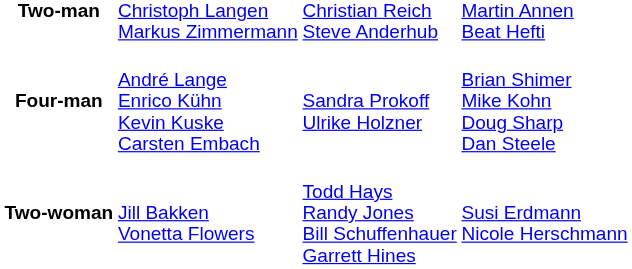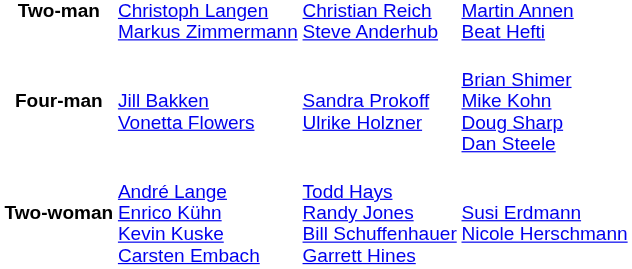(189, 111) André Lange Enrico Kühn Kevin Kuske Carsten Embach -> (186, 111) Jill Bakken Vonetta Flowers
(186, 223) Jill Bakken Vonetta Flowers -> (189, 223) André Lange Enrico Kühn Kevin Kuske Carsten Embach
